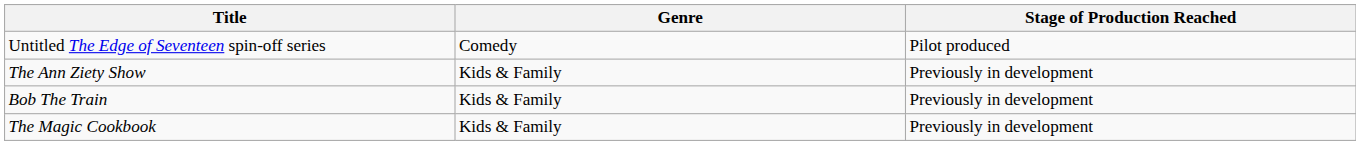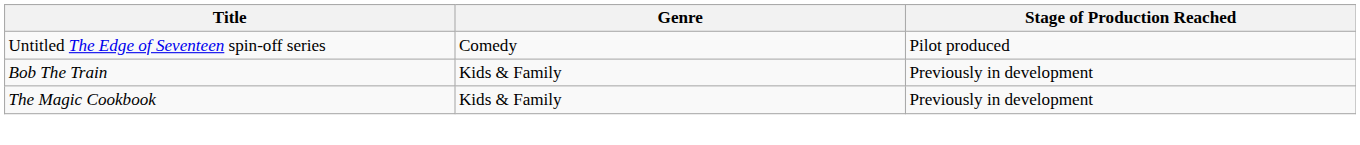- row: (77, 72)
